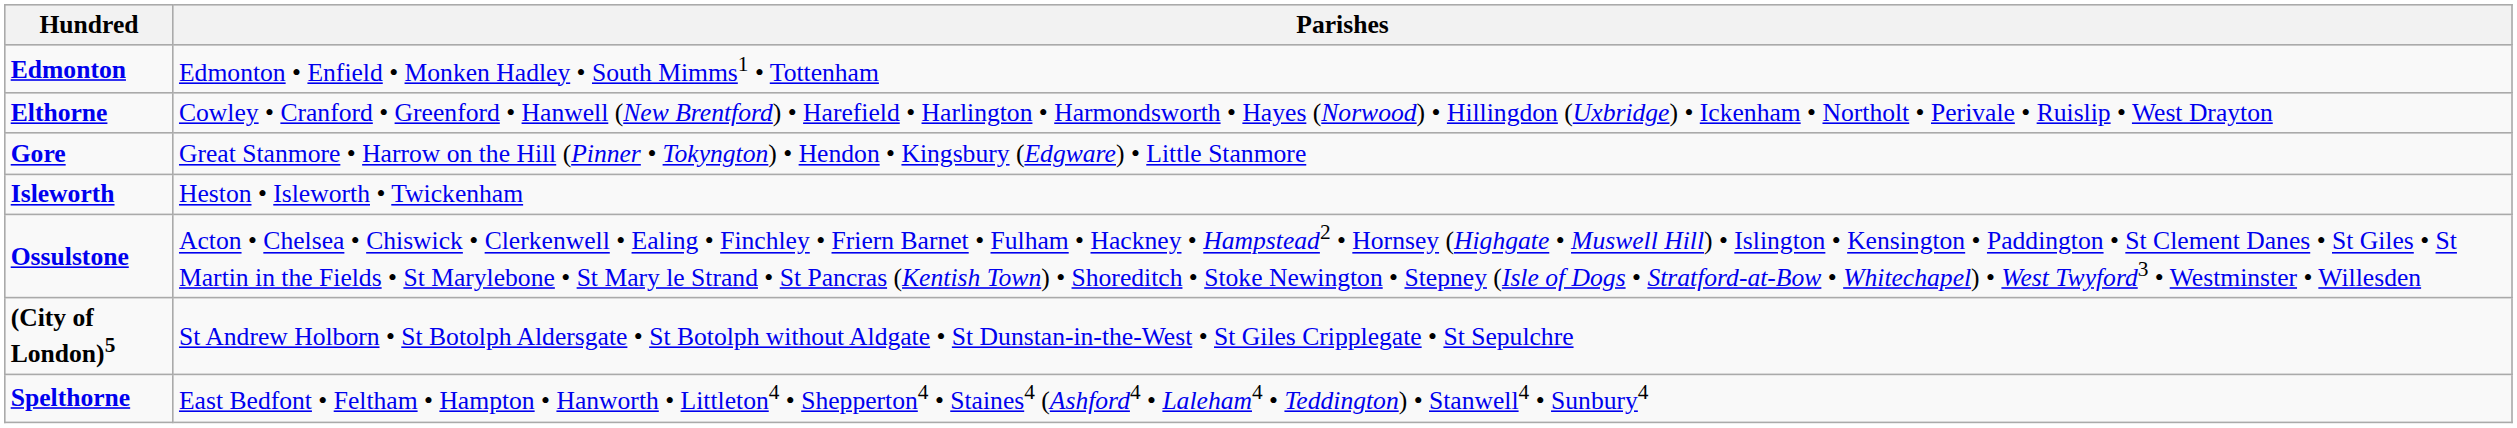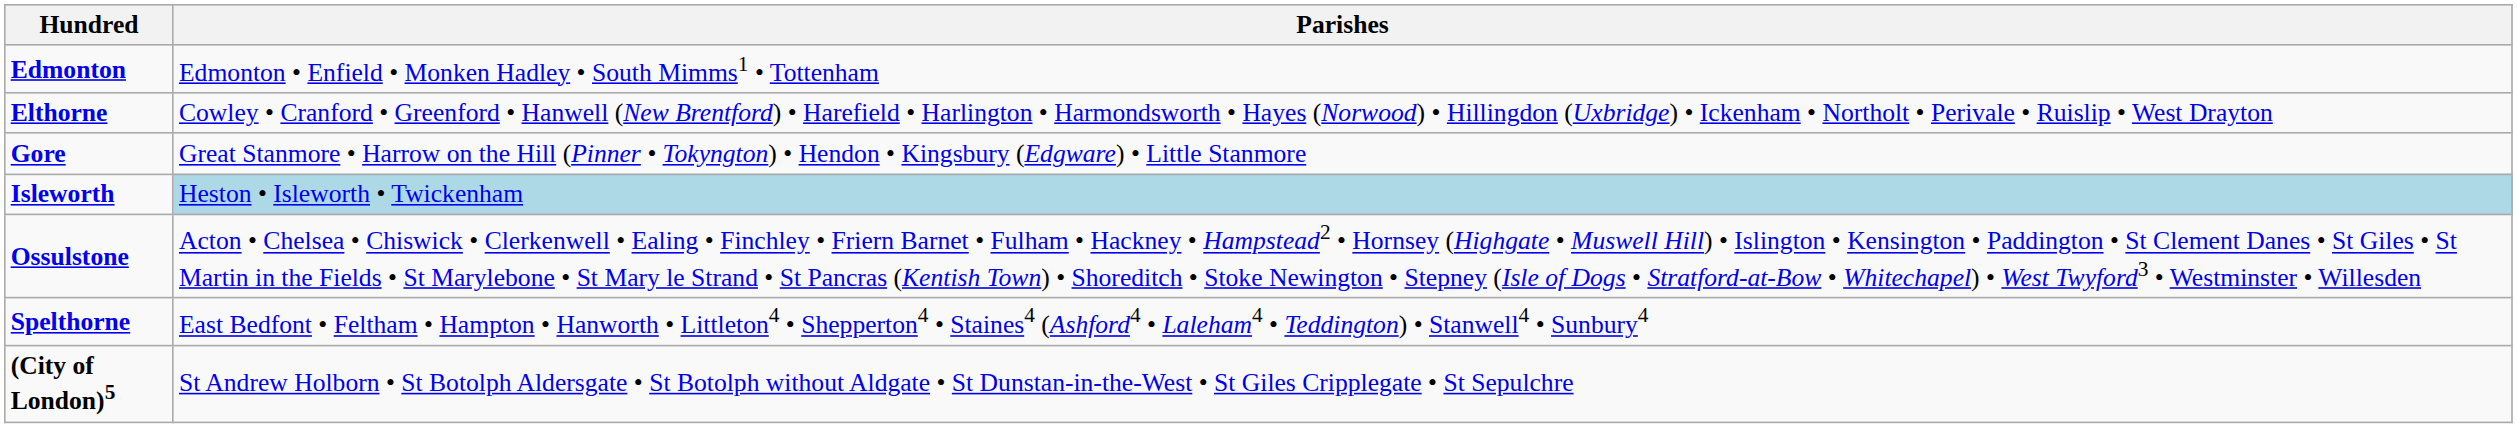(351, 194) no background -> (351, 194) lightblue background
rows swapped: (70, 397) <-> (63, 335)
